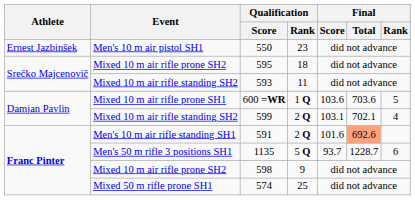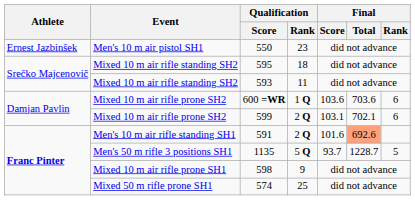(160, 65) Mixed 10 m air rifle prone SH2 -> (166, 65) Mixed 10 m air rifle standing SH2
(160, 100) Mixed 10 m air rifle prone SH1 -> (160, 100) Mixed 10 m air rifle prone SH2
(396, 100) 5 -> (396, 100) 6
(166, 117) Mixed 10 m air rifle standing SH2 -> (160, 117) Mixed 10 m air rifle prone SH2
(396, 117) 4 -> (396, 117) 6
(396, 152) 6 -> (396, 152) 5
(160, 169) Mixed 10 m air rifle prone SH2 -> (160, 169) Mixed 10 m air rifle prone SH1
